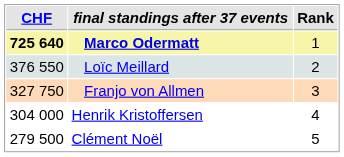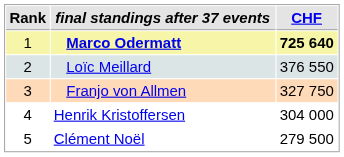columns swapped: (316, 18) <-> (37, 18)
